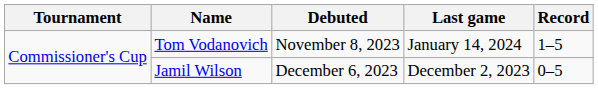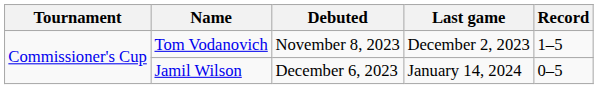(465, 44) January 14, 2024 -> (469, 44) December 2, 2023
(469, 70) December 2, 2023 -> (465, 70) January 14, 2024
